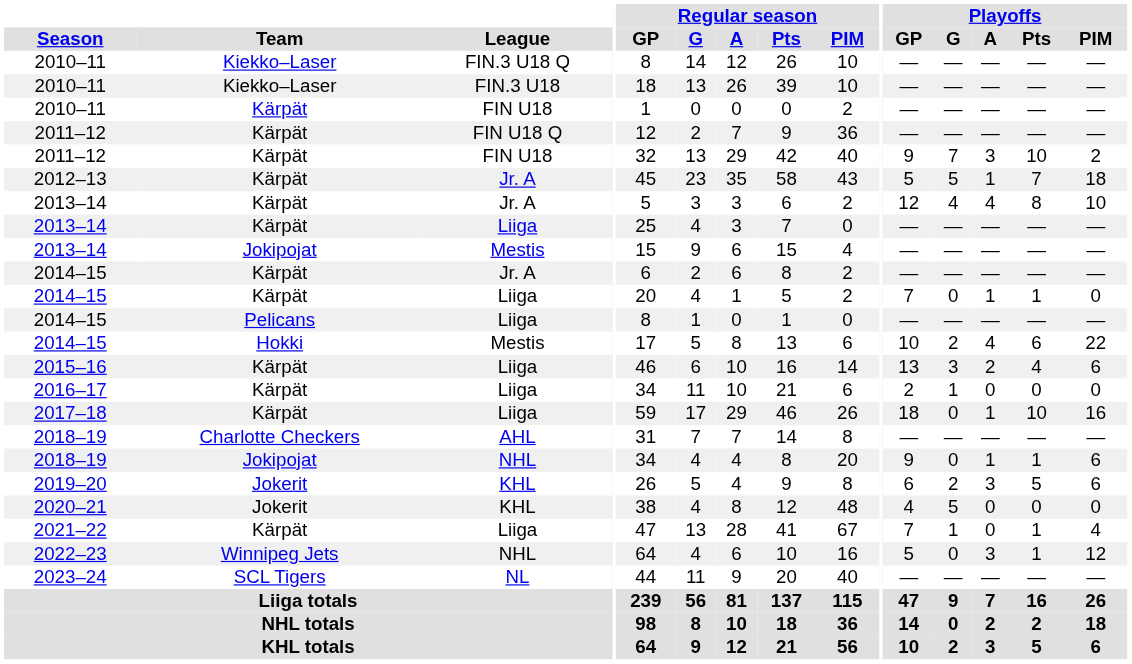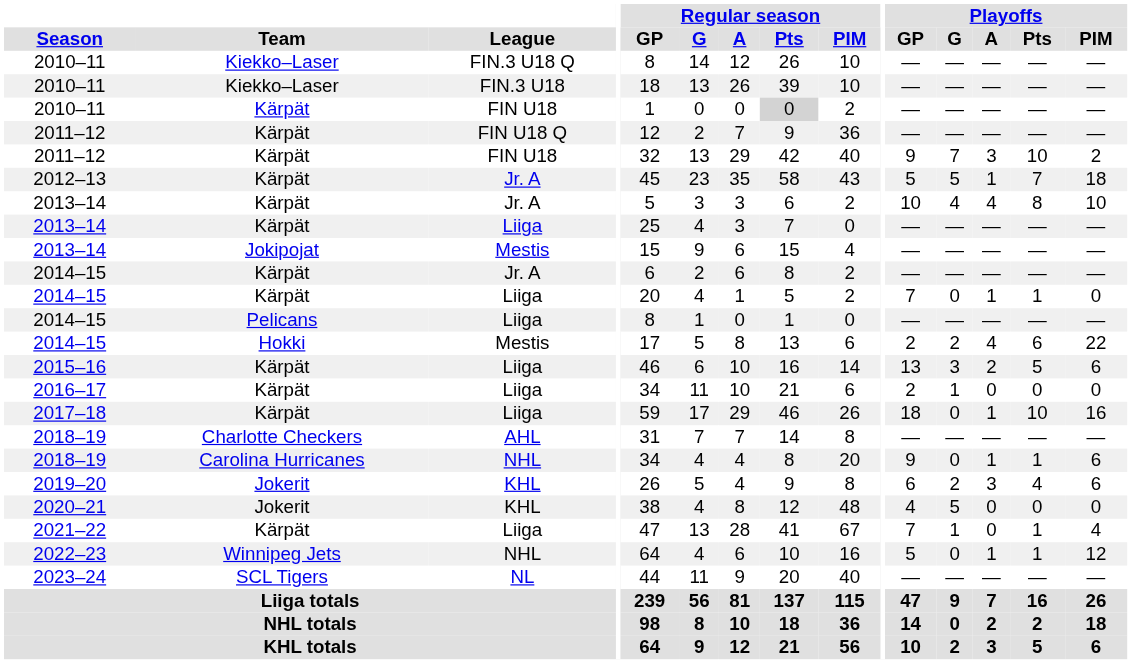(786, 109) no background -> (789, 109) lightgrey background
(909, 202) 12 -> (911, 202) 10
(909, 343) 10 -> (911, 343) 2
(1037, 366) 4 -> (1037, 366) 5
(280, 460) Jokipojat -> (282, 460) Carolina Hurricanes
(1037, 483) 5 -> (1037, 483) 4
(990, 553) 3 -> (991, 553) 1
